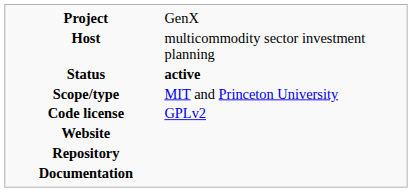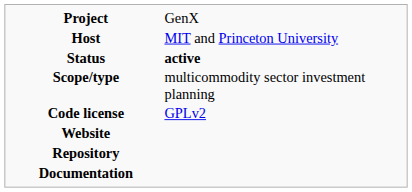(265, 46) multicommodity sector investment planning -> (251, 38) MIT and Princeton University
(251, 94) MIT and Princeton University -> (265, 86) multicommodity sector investment planning
